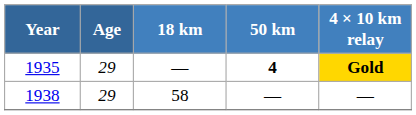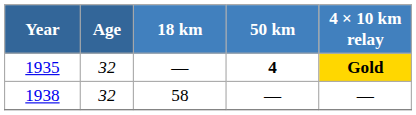(107, 67) 29 -> (107, 67) 32
(107, 95) 29 -> (107, 95) 32
